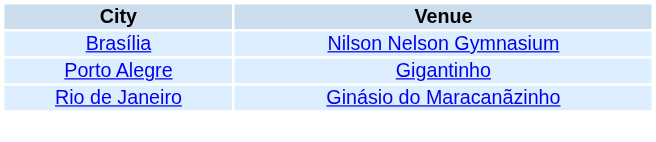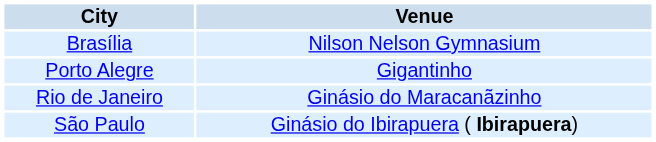+ row: (99, 124)
